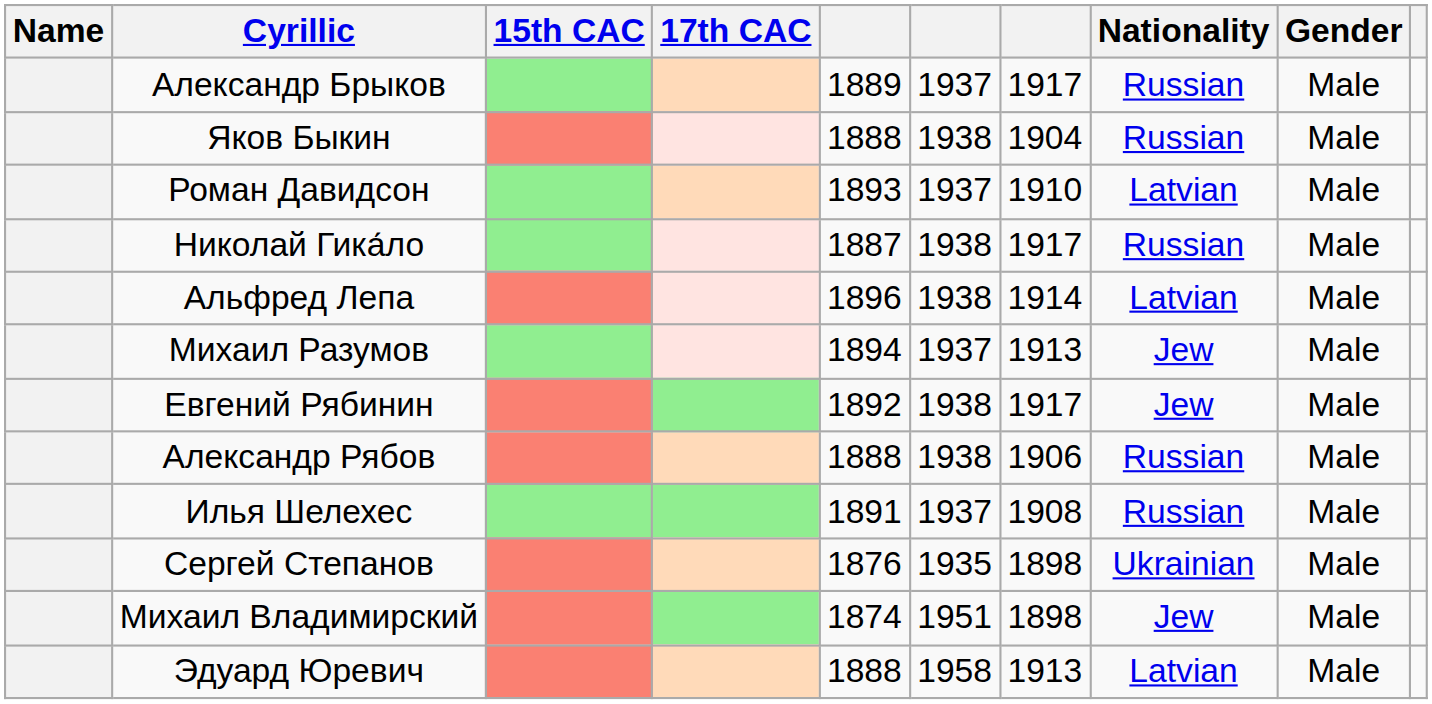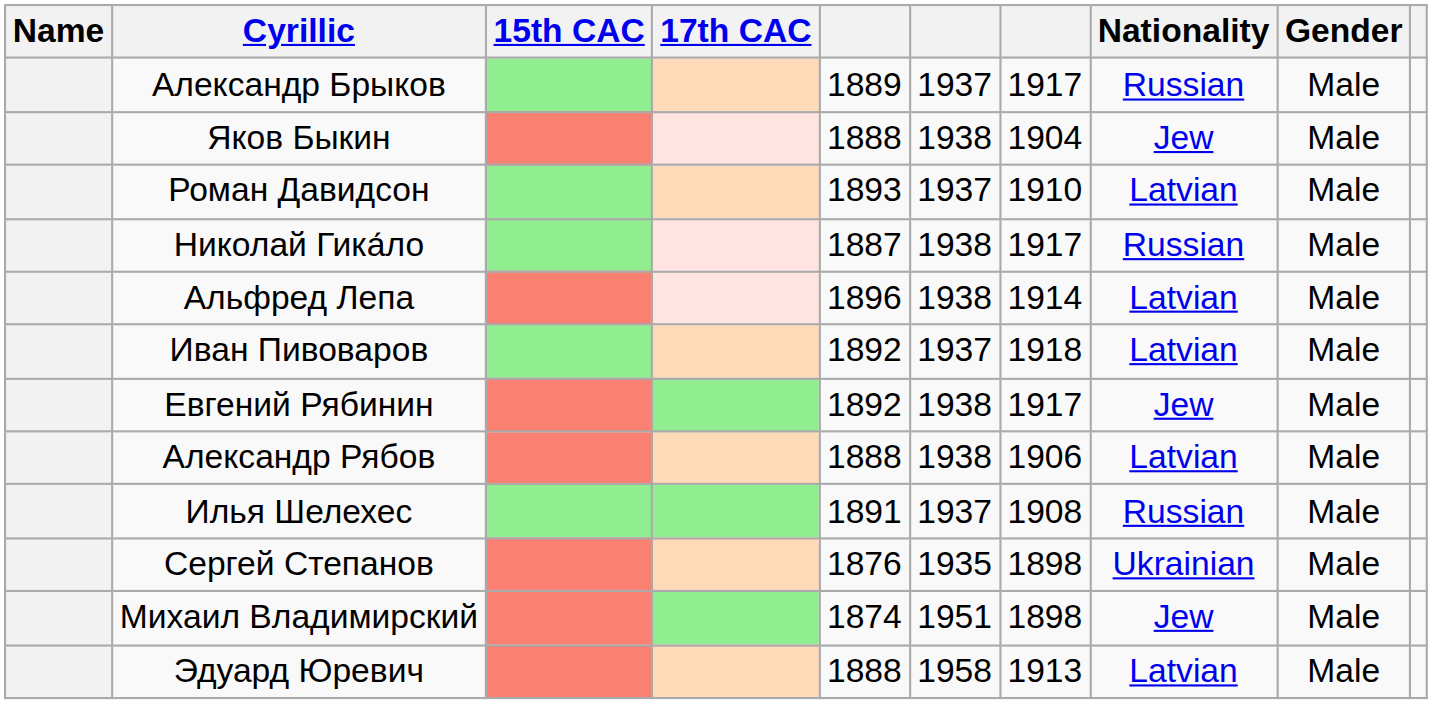(1184, 137) Russian -> (1184, 137) Jew
+ row: (299, 350)
- row: (299, 350)
(1184, 457) Russian -> (1184, 457) Latvian
